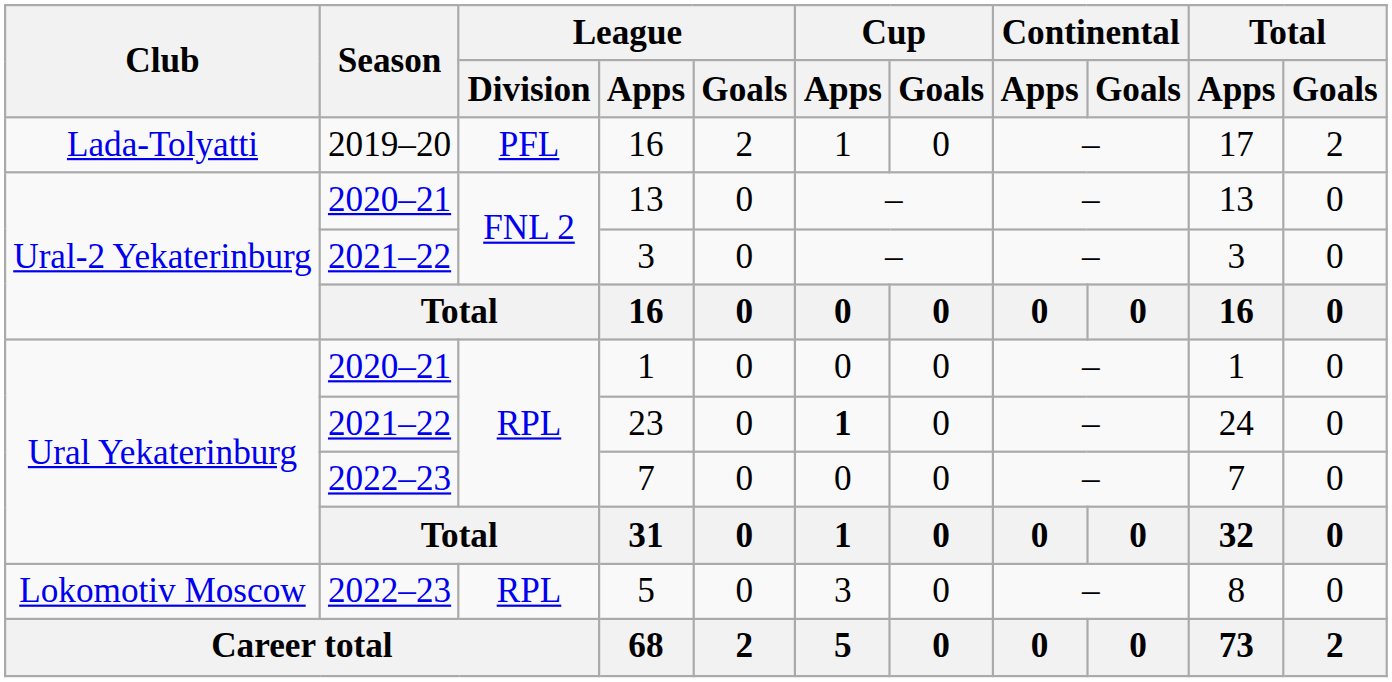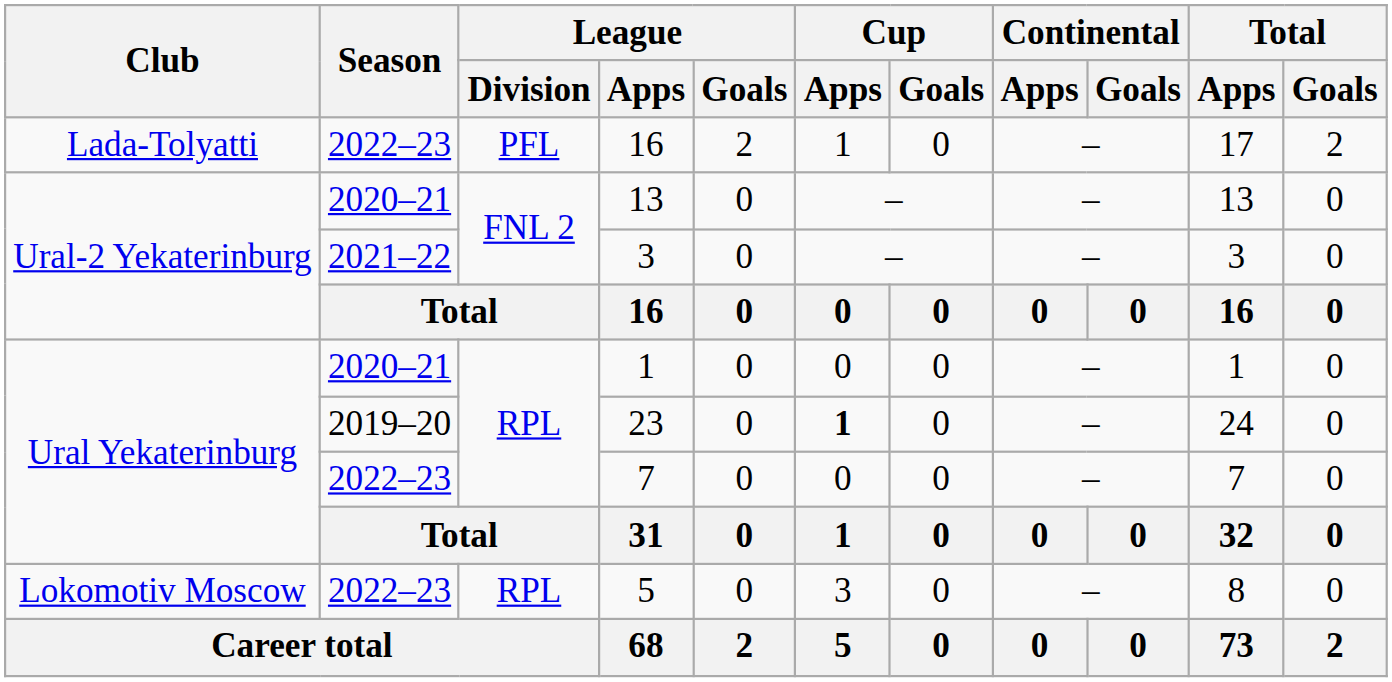(390, 144) 2019–20 -> (390, 144) 2022–23
(390, 423) 2021–22 -> (390, 423) 2019–20
